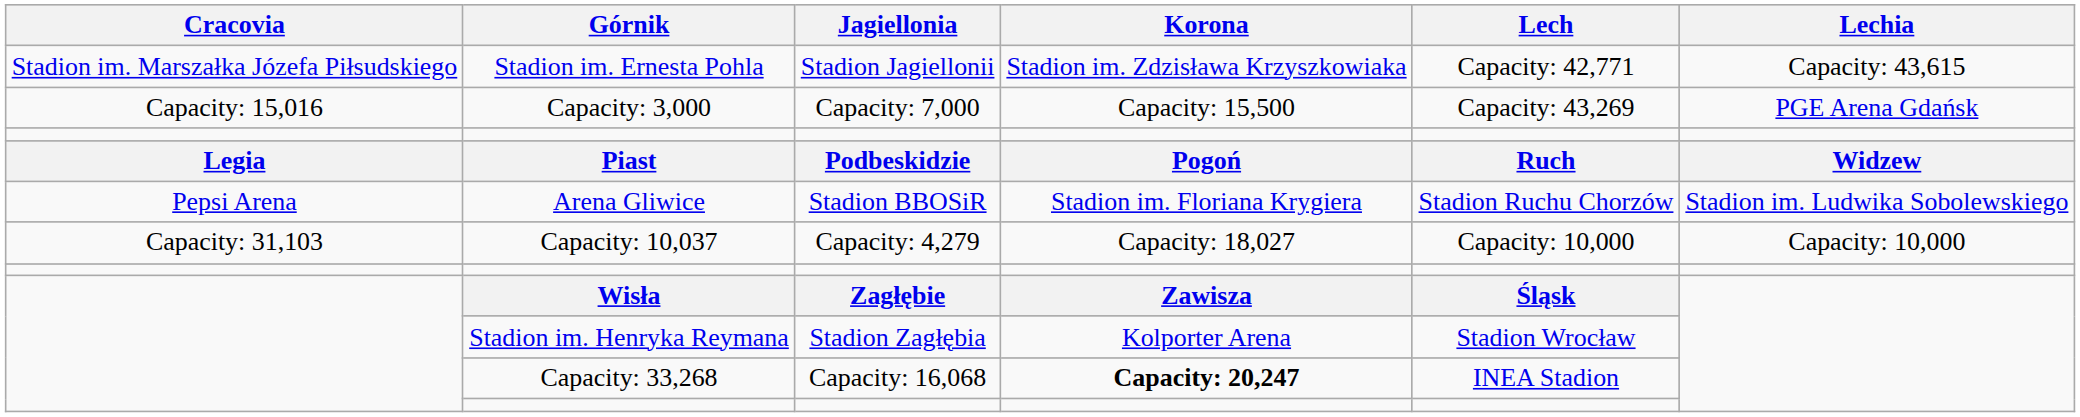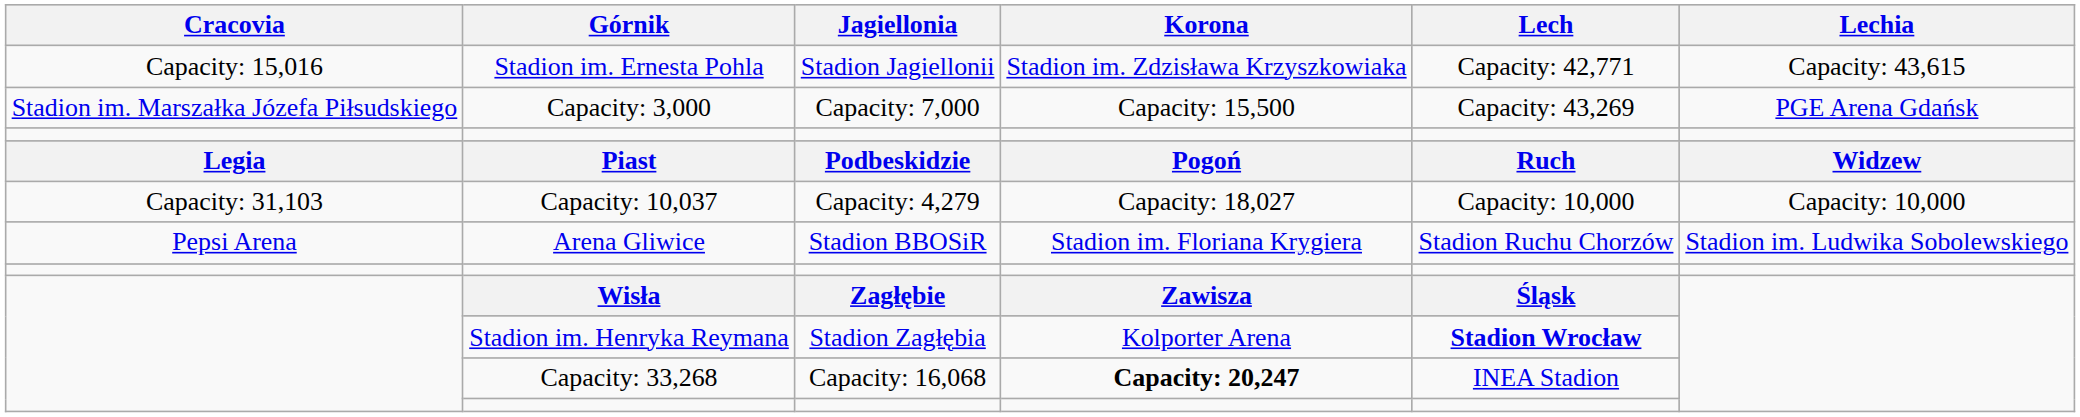(234, 66) Stadion im. Marszałka Józefa Piłsudskiego -> (234, 66) Capacity: 15,016
(234, 107) Capacity: 15,016 -> (234, 107) Stadion im. Marszałka Józefa Piłsudskiego
rows swapped: (629, 201) <-> (629, 242)
(1546, 336) normal -> (1546, 336) bold
